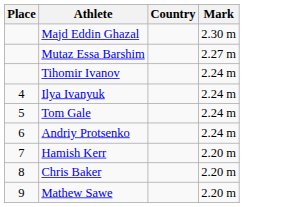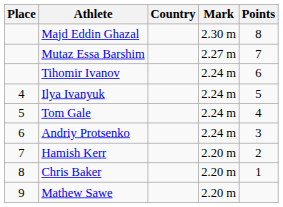+ column: (258, 14)
